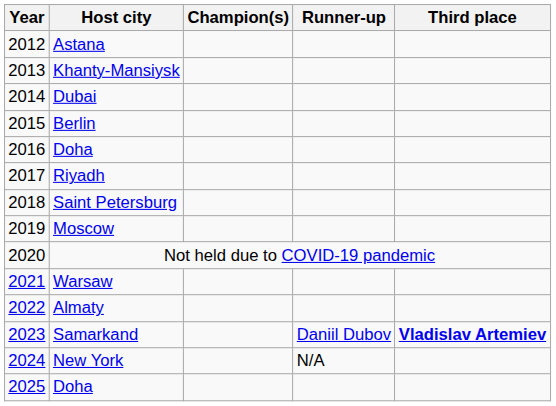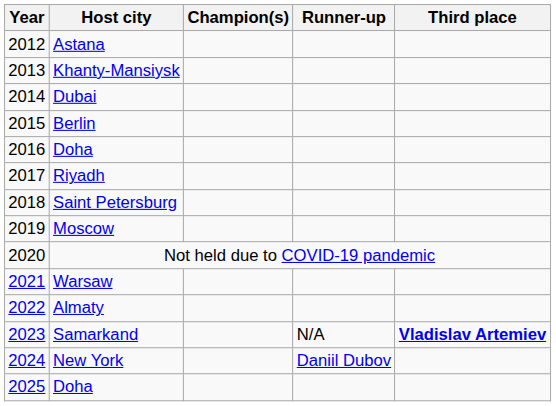(344, 334) Daniil Dubov -> (311, 334) N/A
(311, 360) N/A -> (344, 360) Daniil Dubov
